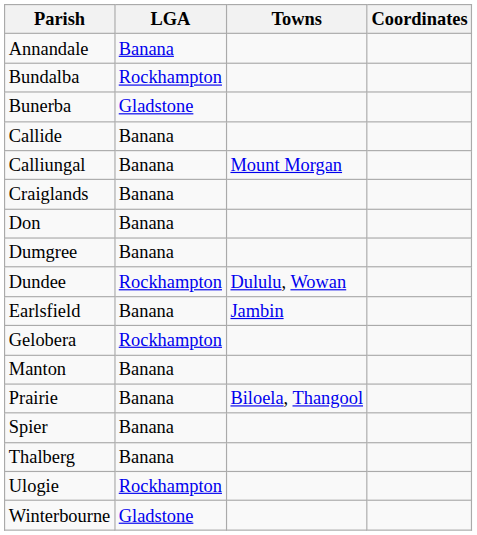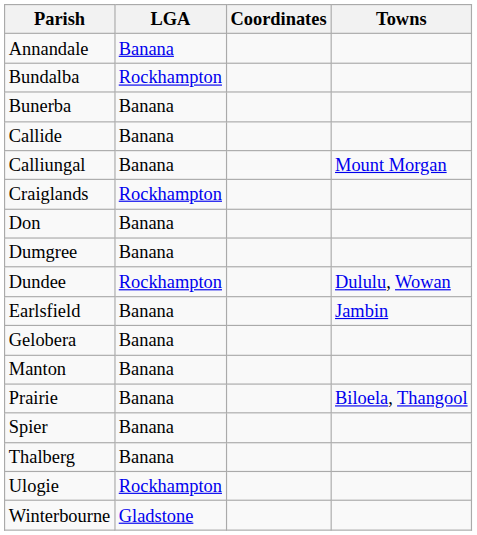columns swapped: (420, 19) <-> (297, 19)
(156, 106) Gladstone -> (146, 106) Banana
(146, 194) Banana -> (170, 194) Rockhampton
(170, 340) Rockhampton -> (146, 340) Banana
